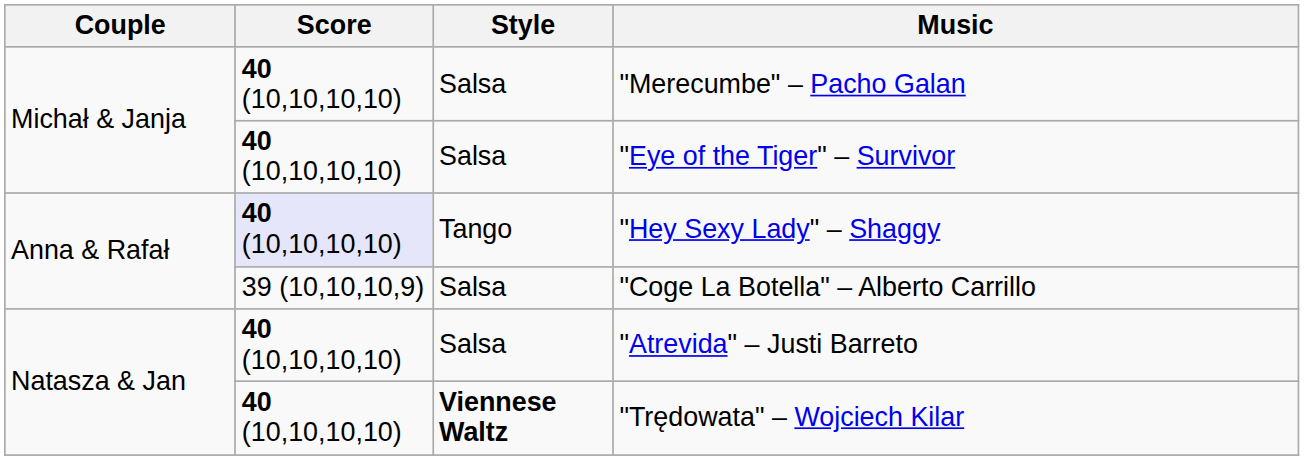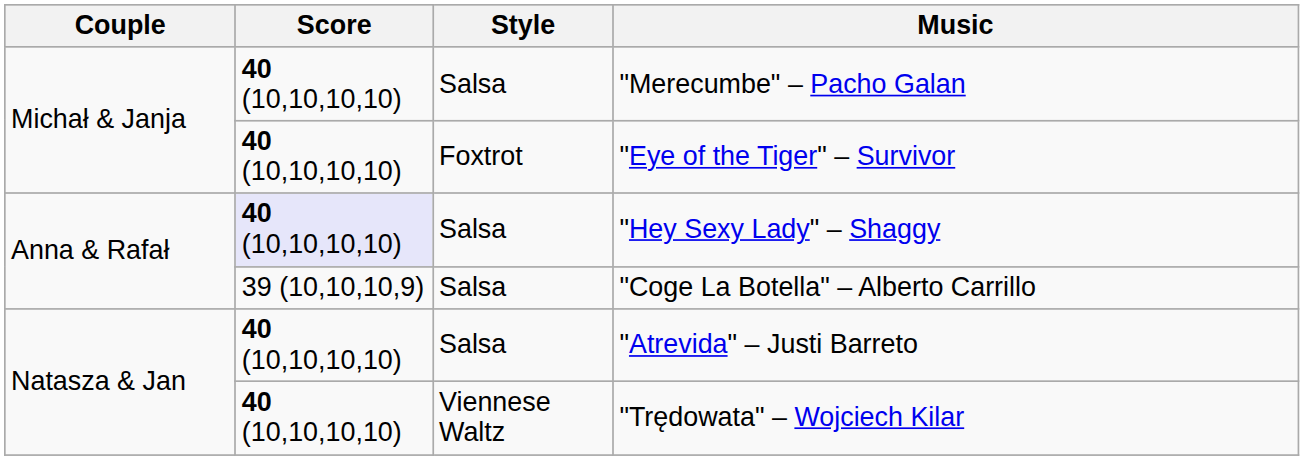(473, 156) Salsa -> (481, 156) Foxtrot
(476, 229) Tango -> (473, 229) Salsa
(498, 417) bold -> (495, 417) normal
